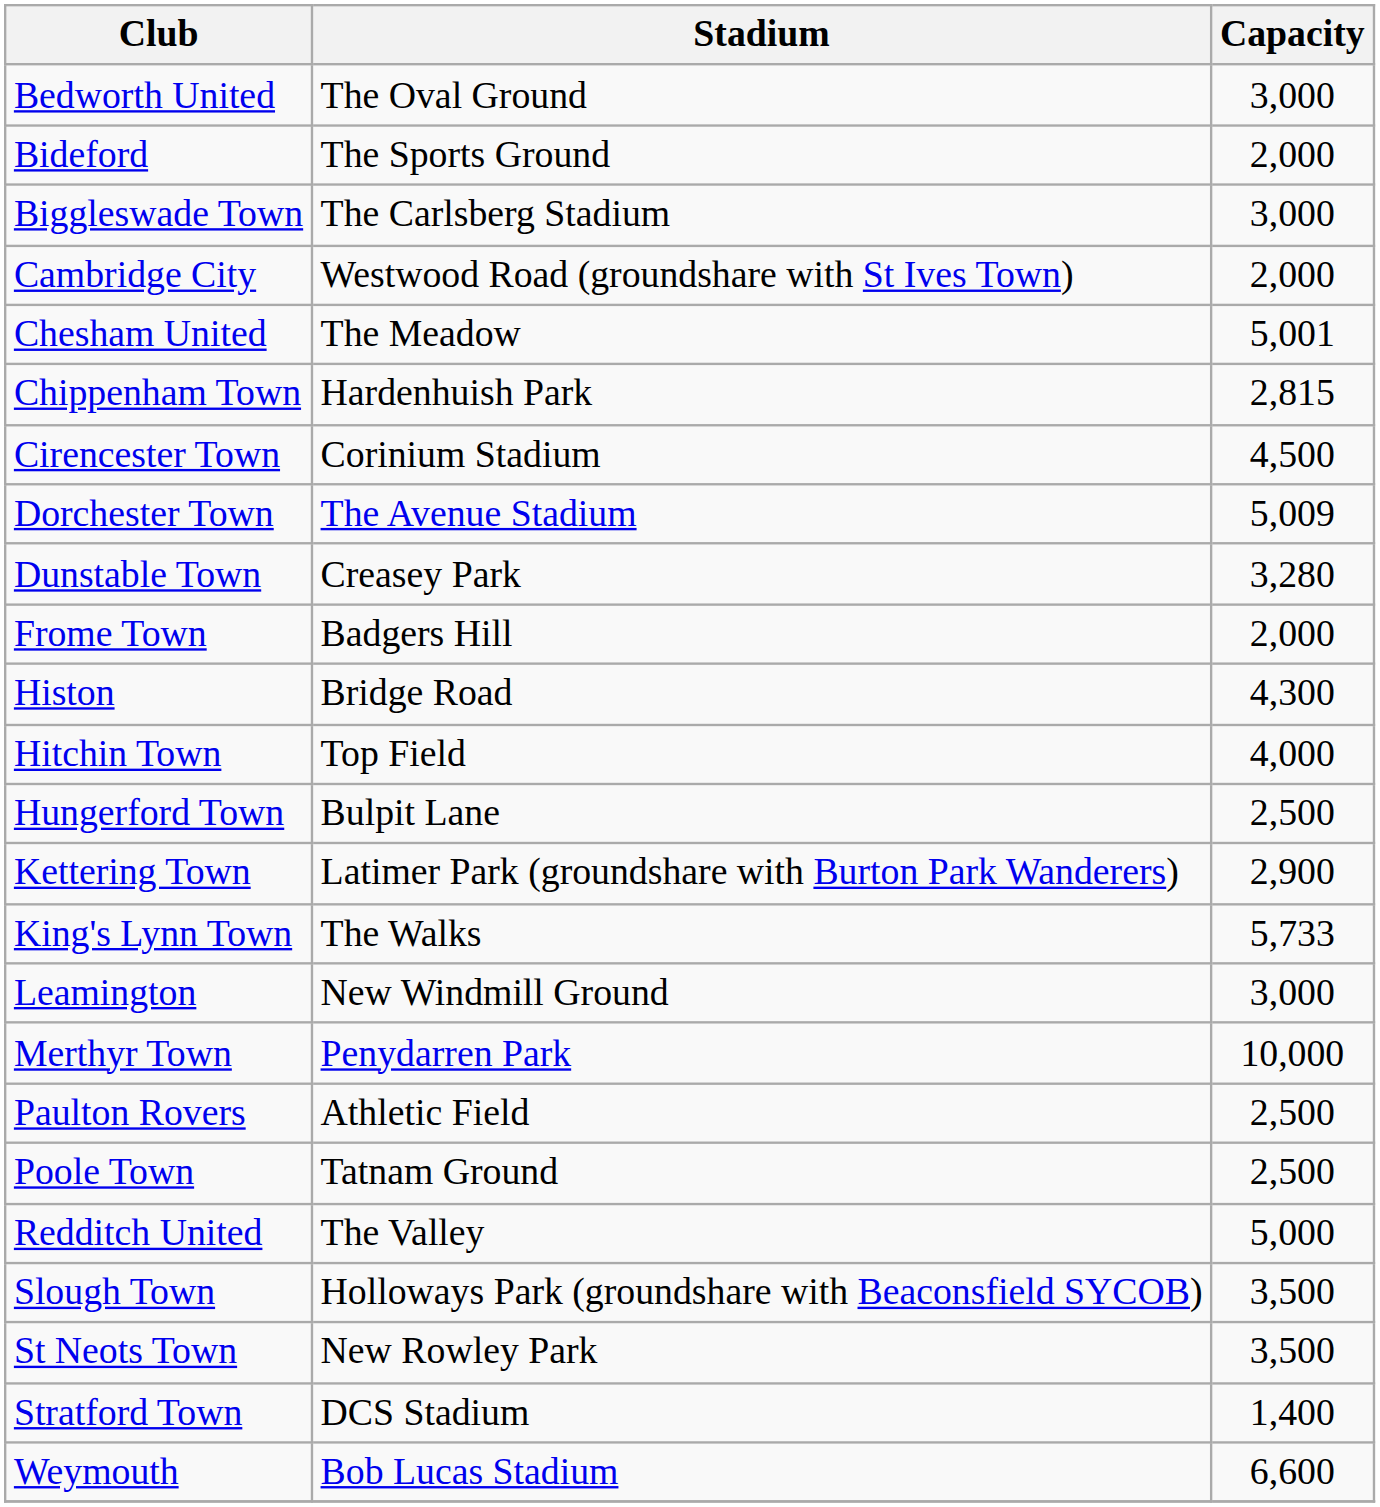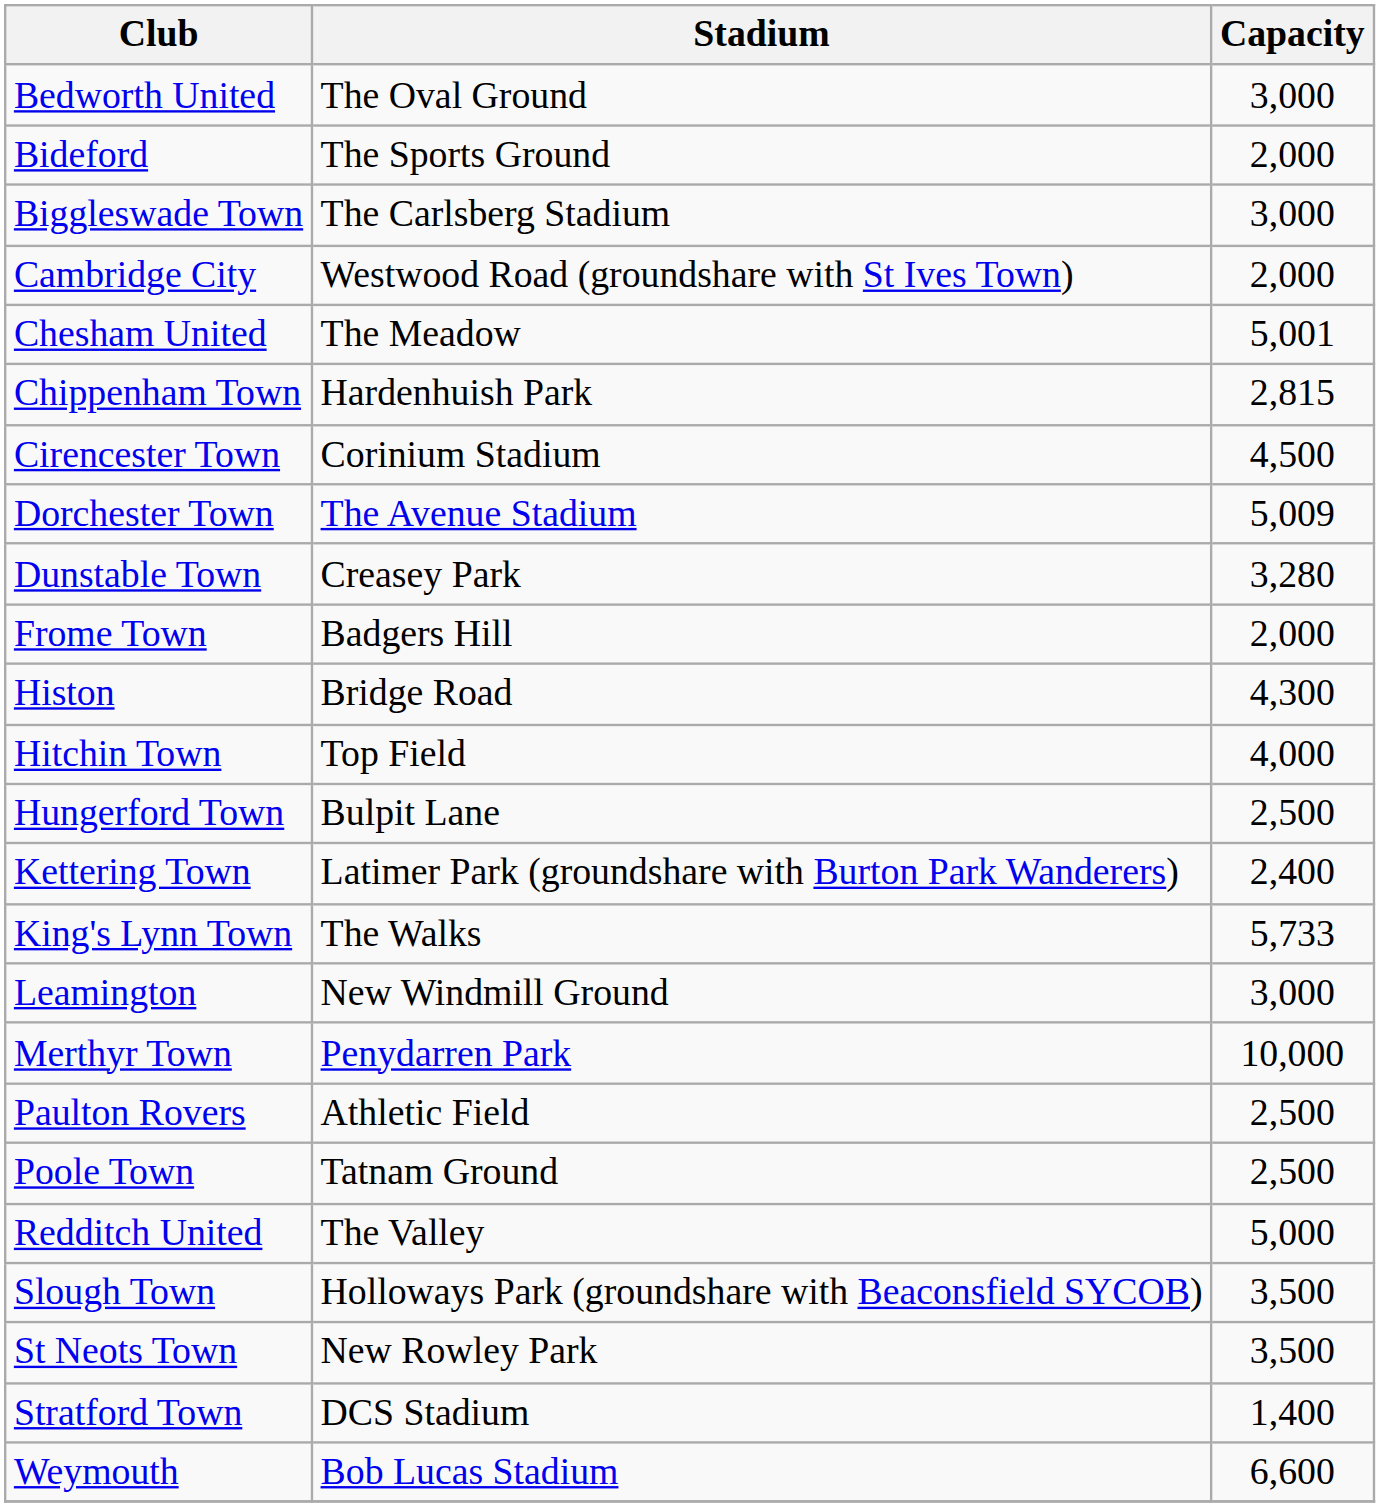(1292, 872) 2,900 -> (1292, 872) 2,400
